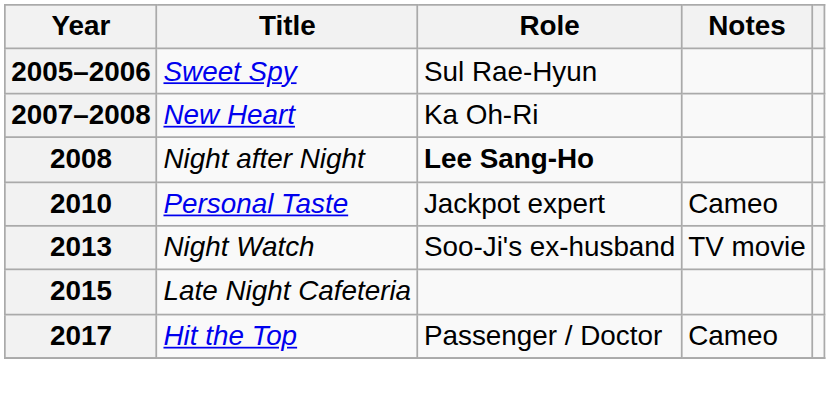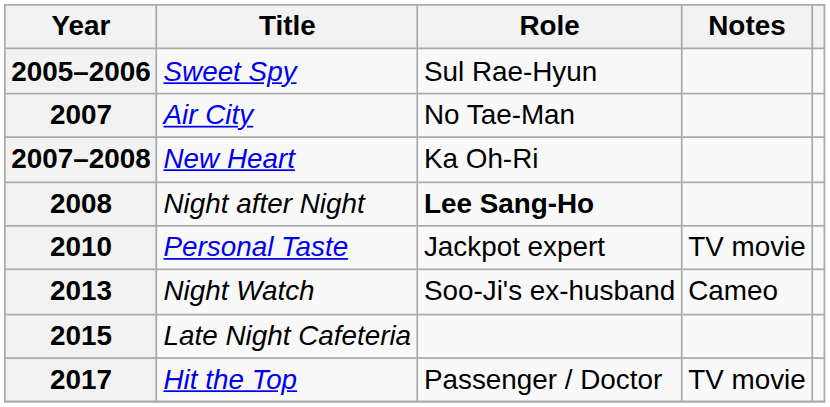+ row: (81, 114)
(733, 203) Cameo -> (747, 247) TV movie
(747, 247) TV movie -> (733, 291) Cameo
(733, 335) Cameo -> (747, 379) TV movie
